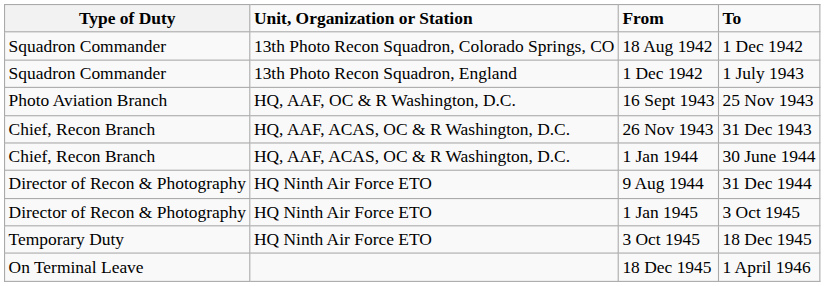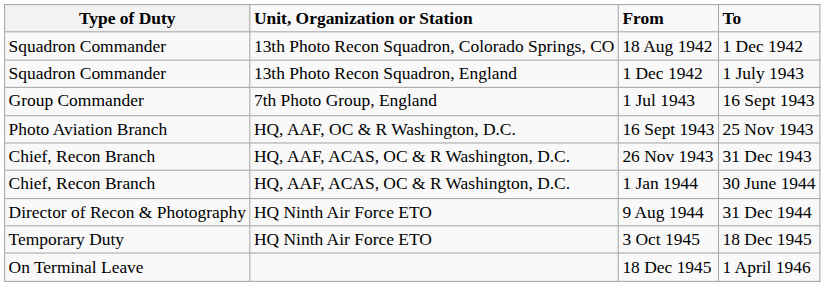+ row: (659, 101)
- row: (660, 211)
